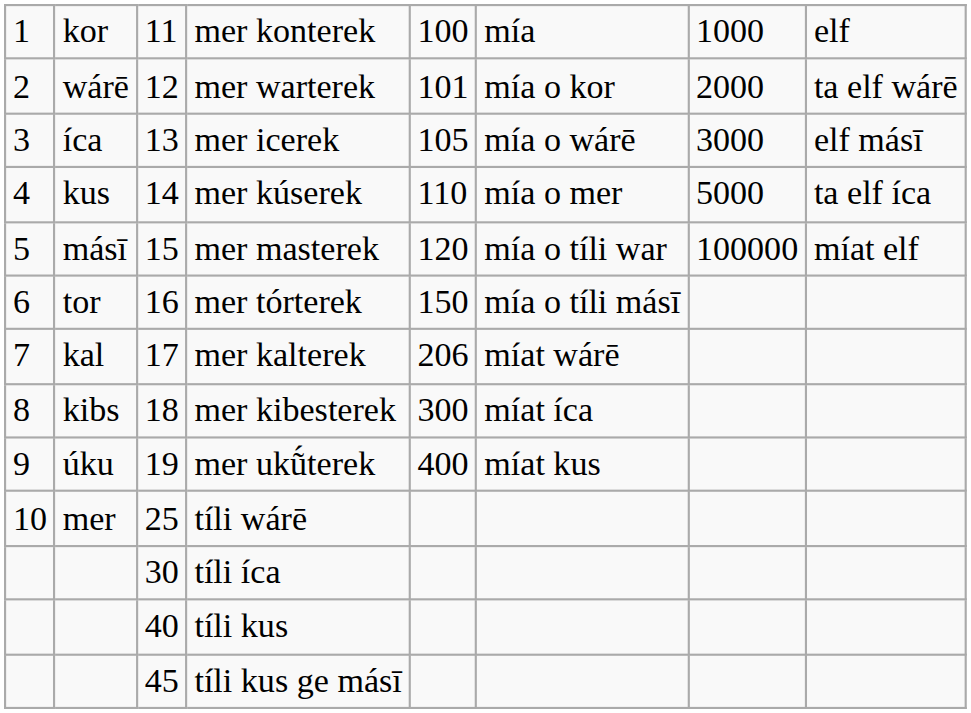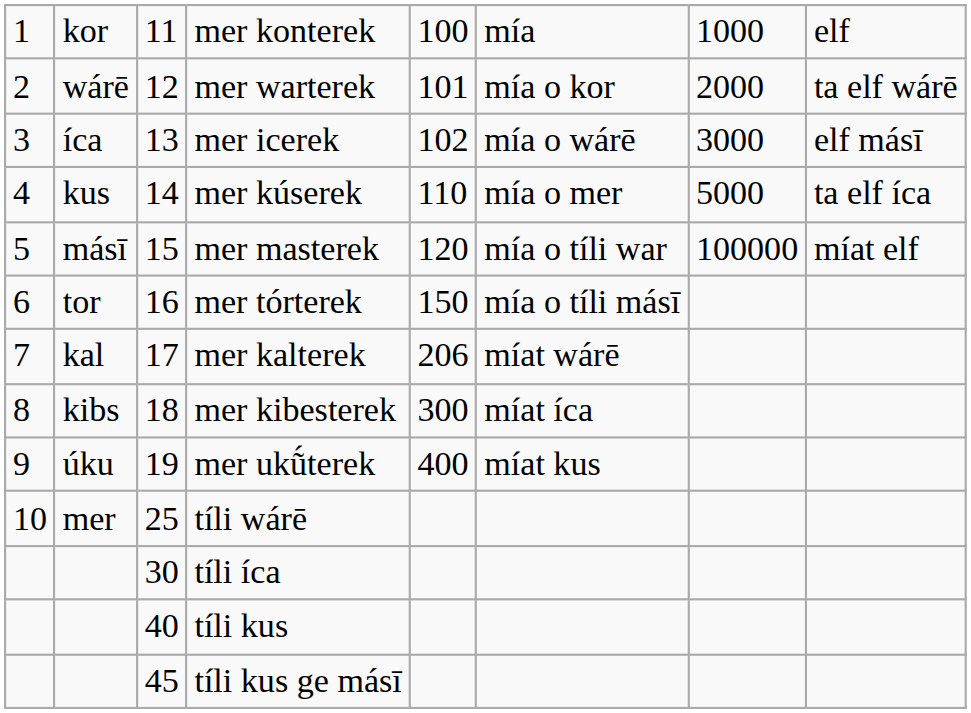(443, 139) 105 -> (443, 139) 102
